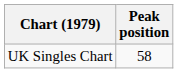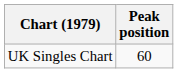(144, 56) 58 -> (144, 56) 60
